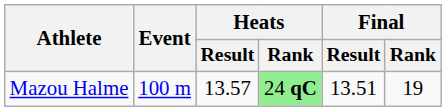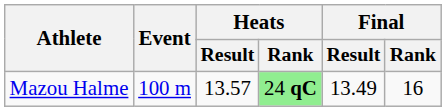(353, 89) 13.51 -> (353, 89) 13.49
(413, 89) 19 -> (413, 89) 16
